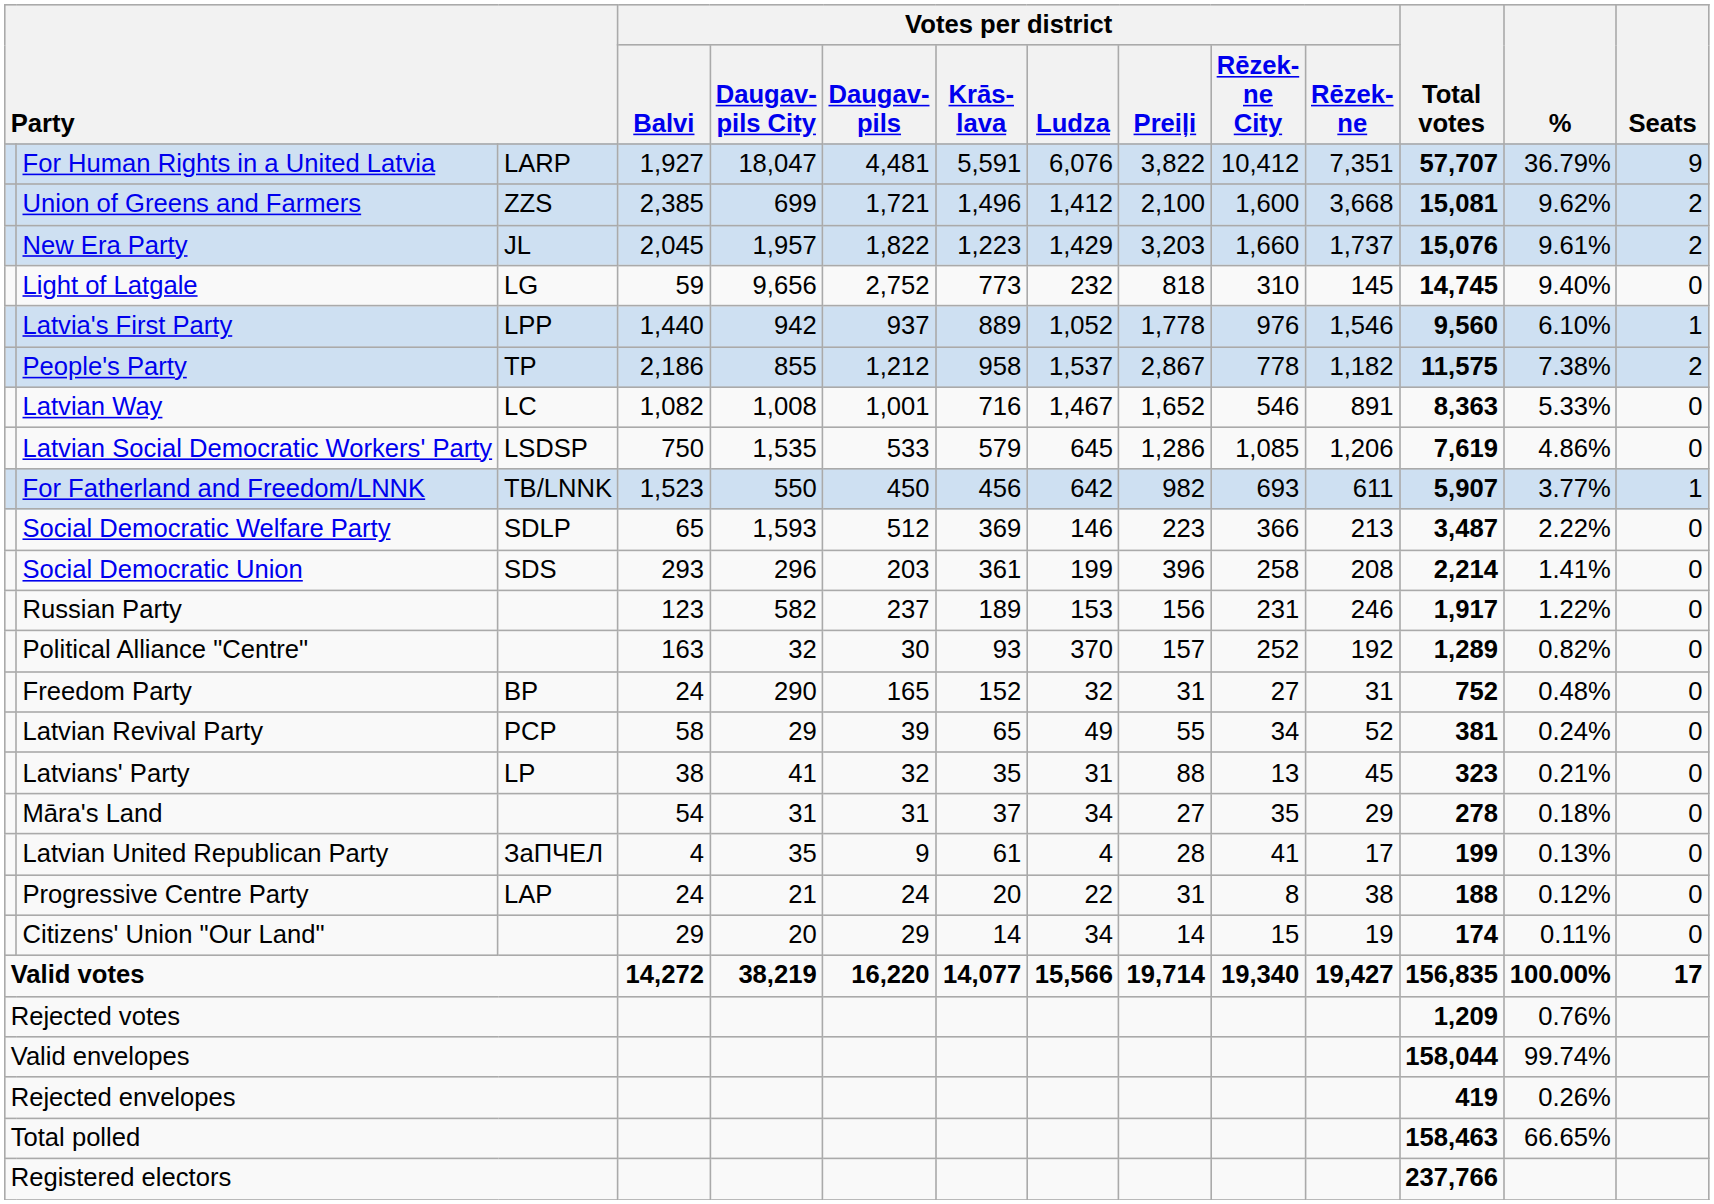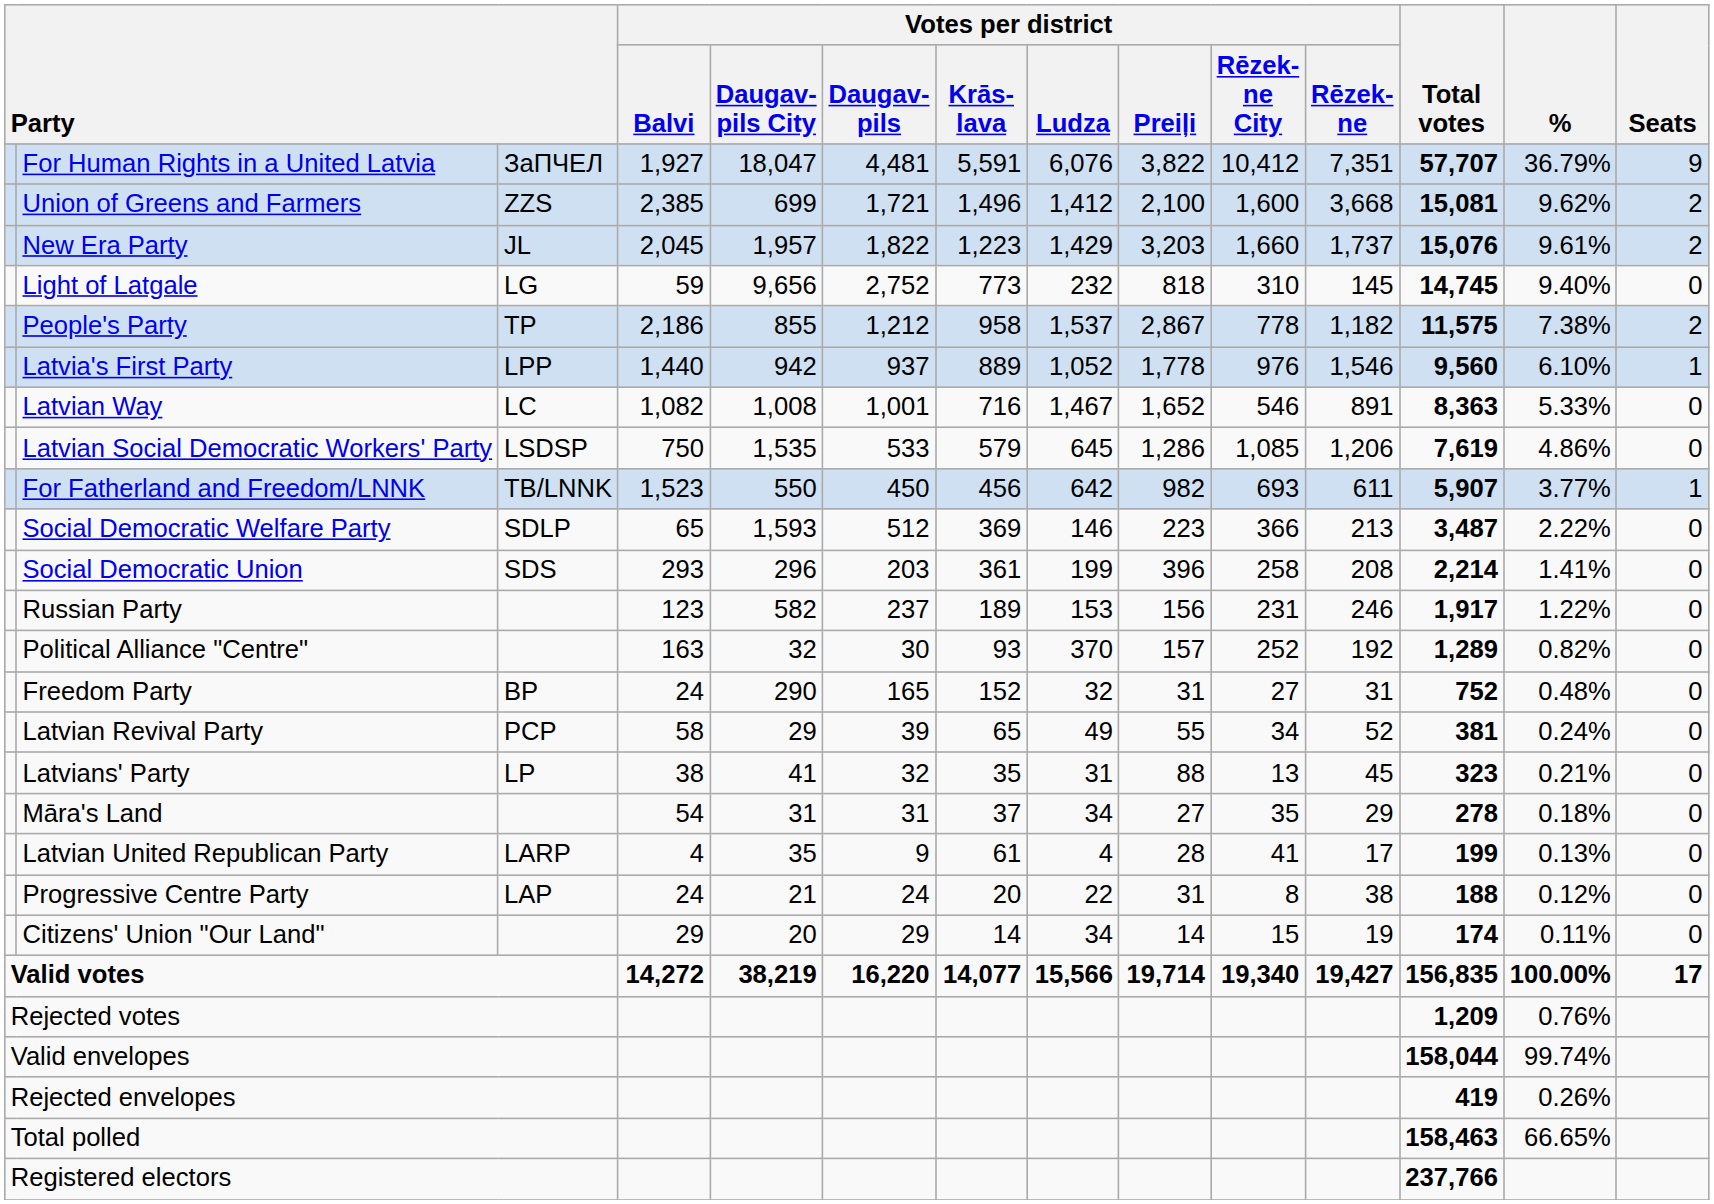(537, 163) LARP -> (553, 163) ЗаПЧЕЛ
rows swapped: (105, 366) <-> (127, 326)
(553, 853) ЗаПЧЕЛ -> (537, 853) LARP
